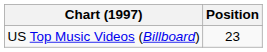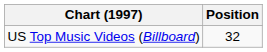(232, 36) 23 -> (232, 36) 32
